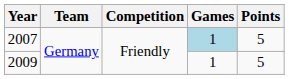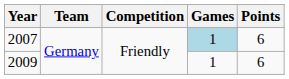(261, 39) 5 -> (261, 39) 6
(261, 62) 5 -> (261, 62) 6
